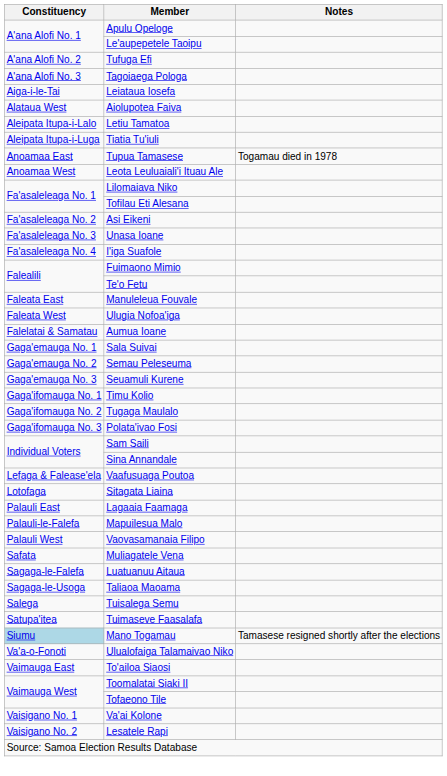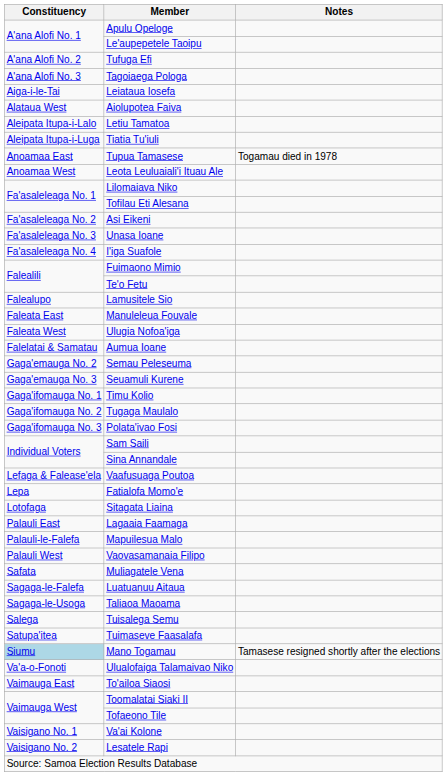+ row: (139, 300)
- row: (131, 348)
+ row: (145, 492)
